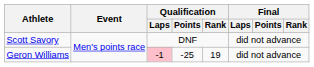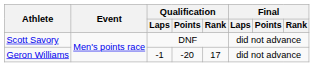(160, 55) pink background -> (160, 55) no background
(187, 55) -25 -> (187, 55) -20
(215, 55) 19 -> (215, 55) 17
